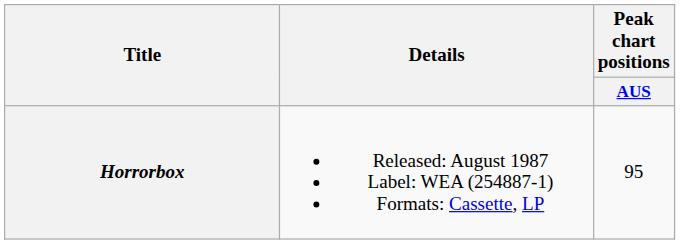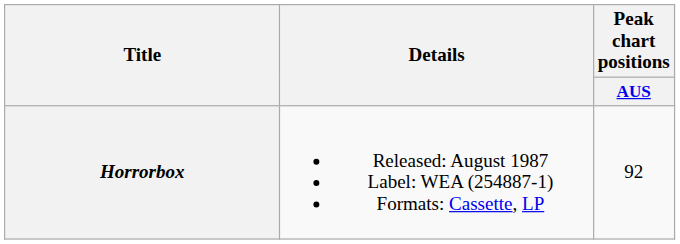(634, 172) 95 -> (634, 172) 92
